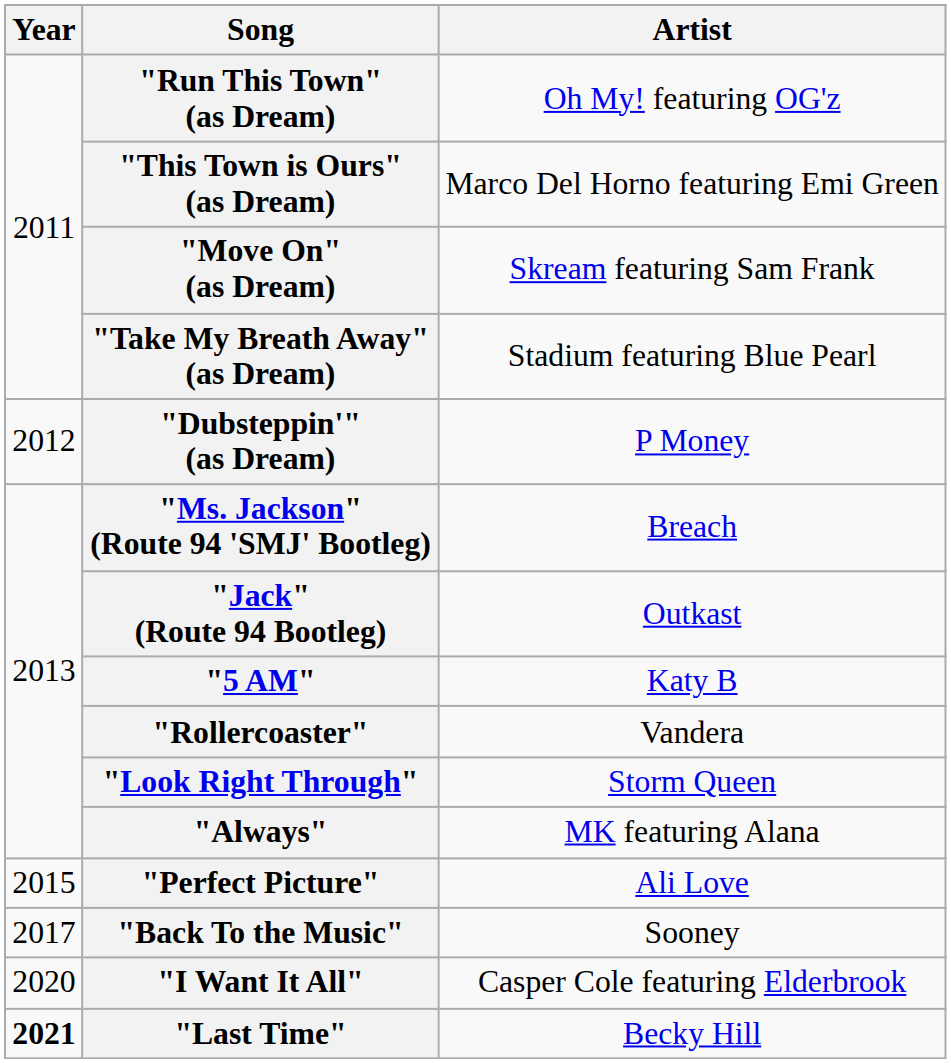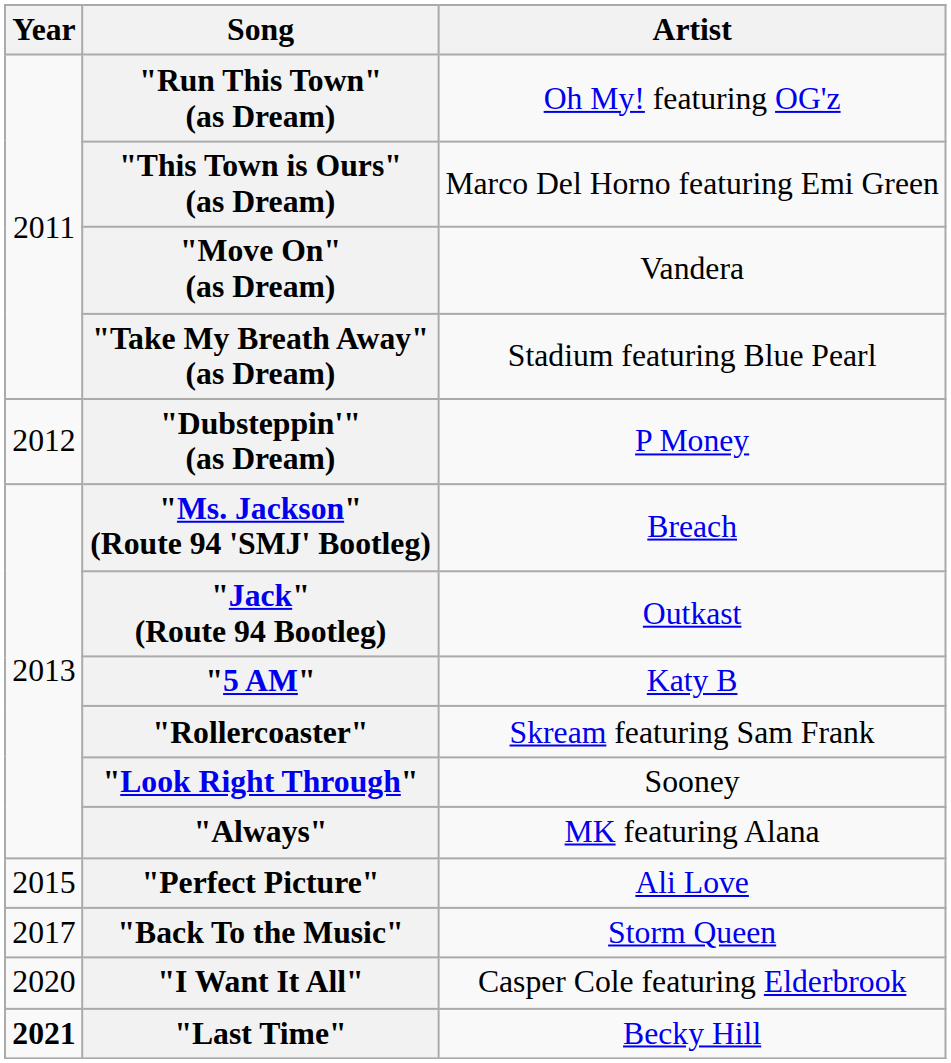(692, 269) Skream featuring Sam Frank -> (692, 269) Vandera
(692, 731) Vandera -> (692, 731) Skream featuring Sam Frank
(692, 781) Storm Queen -> (692, 781) Sooney
(692, 932) Sooney -> (692, 932) Storm Queen
